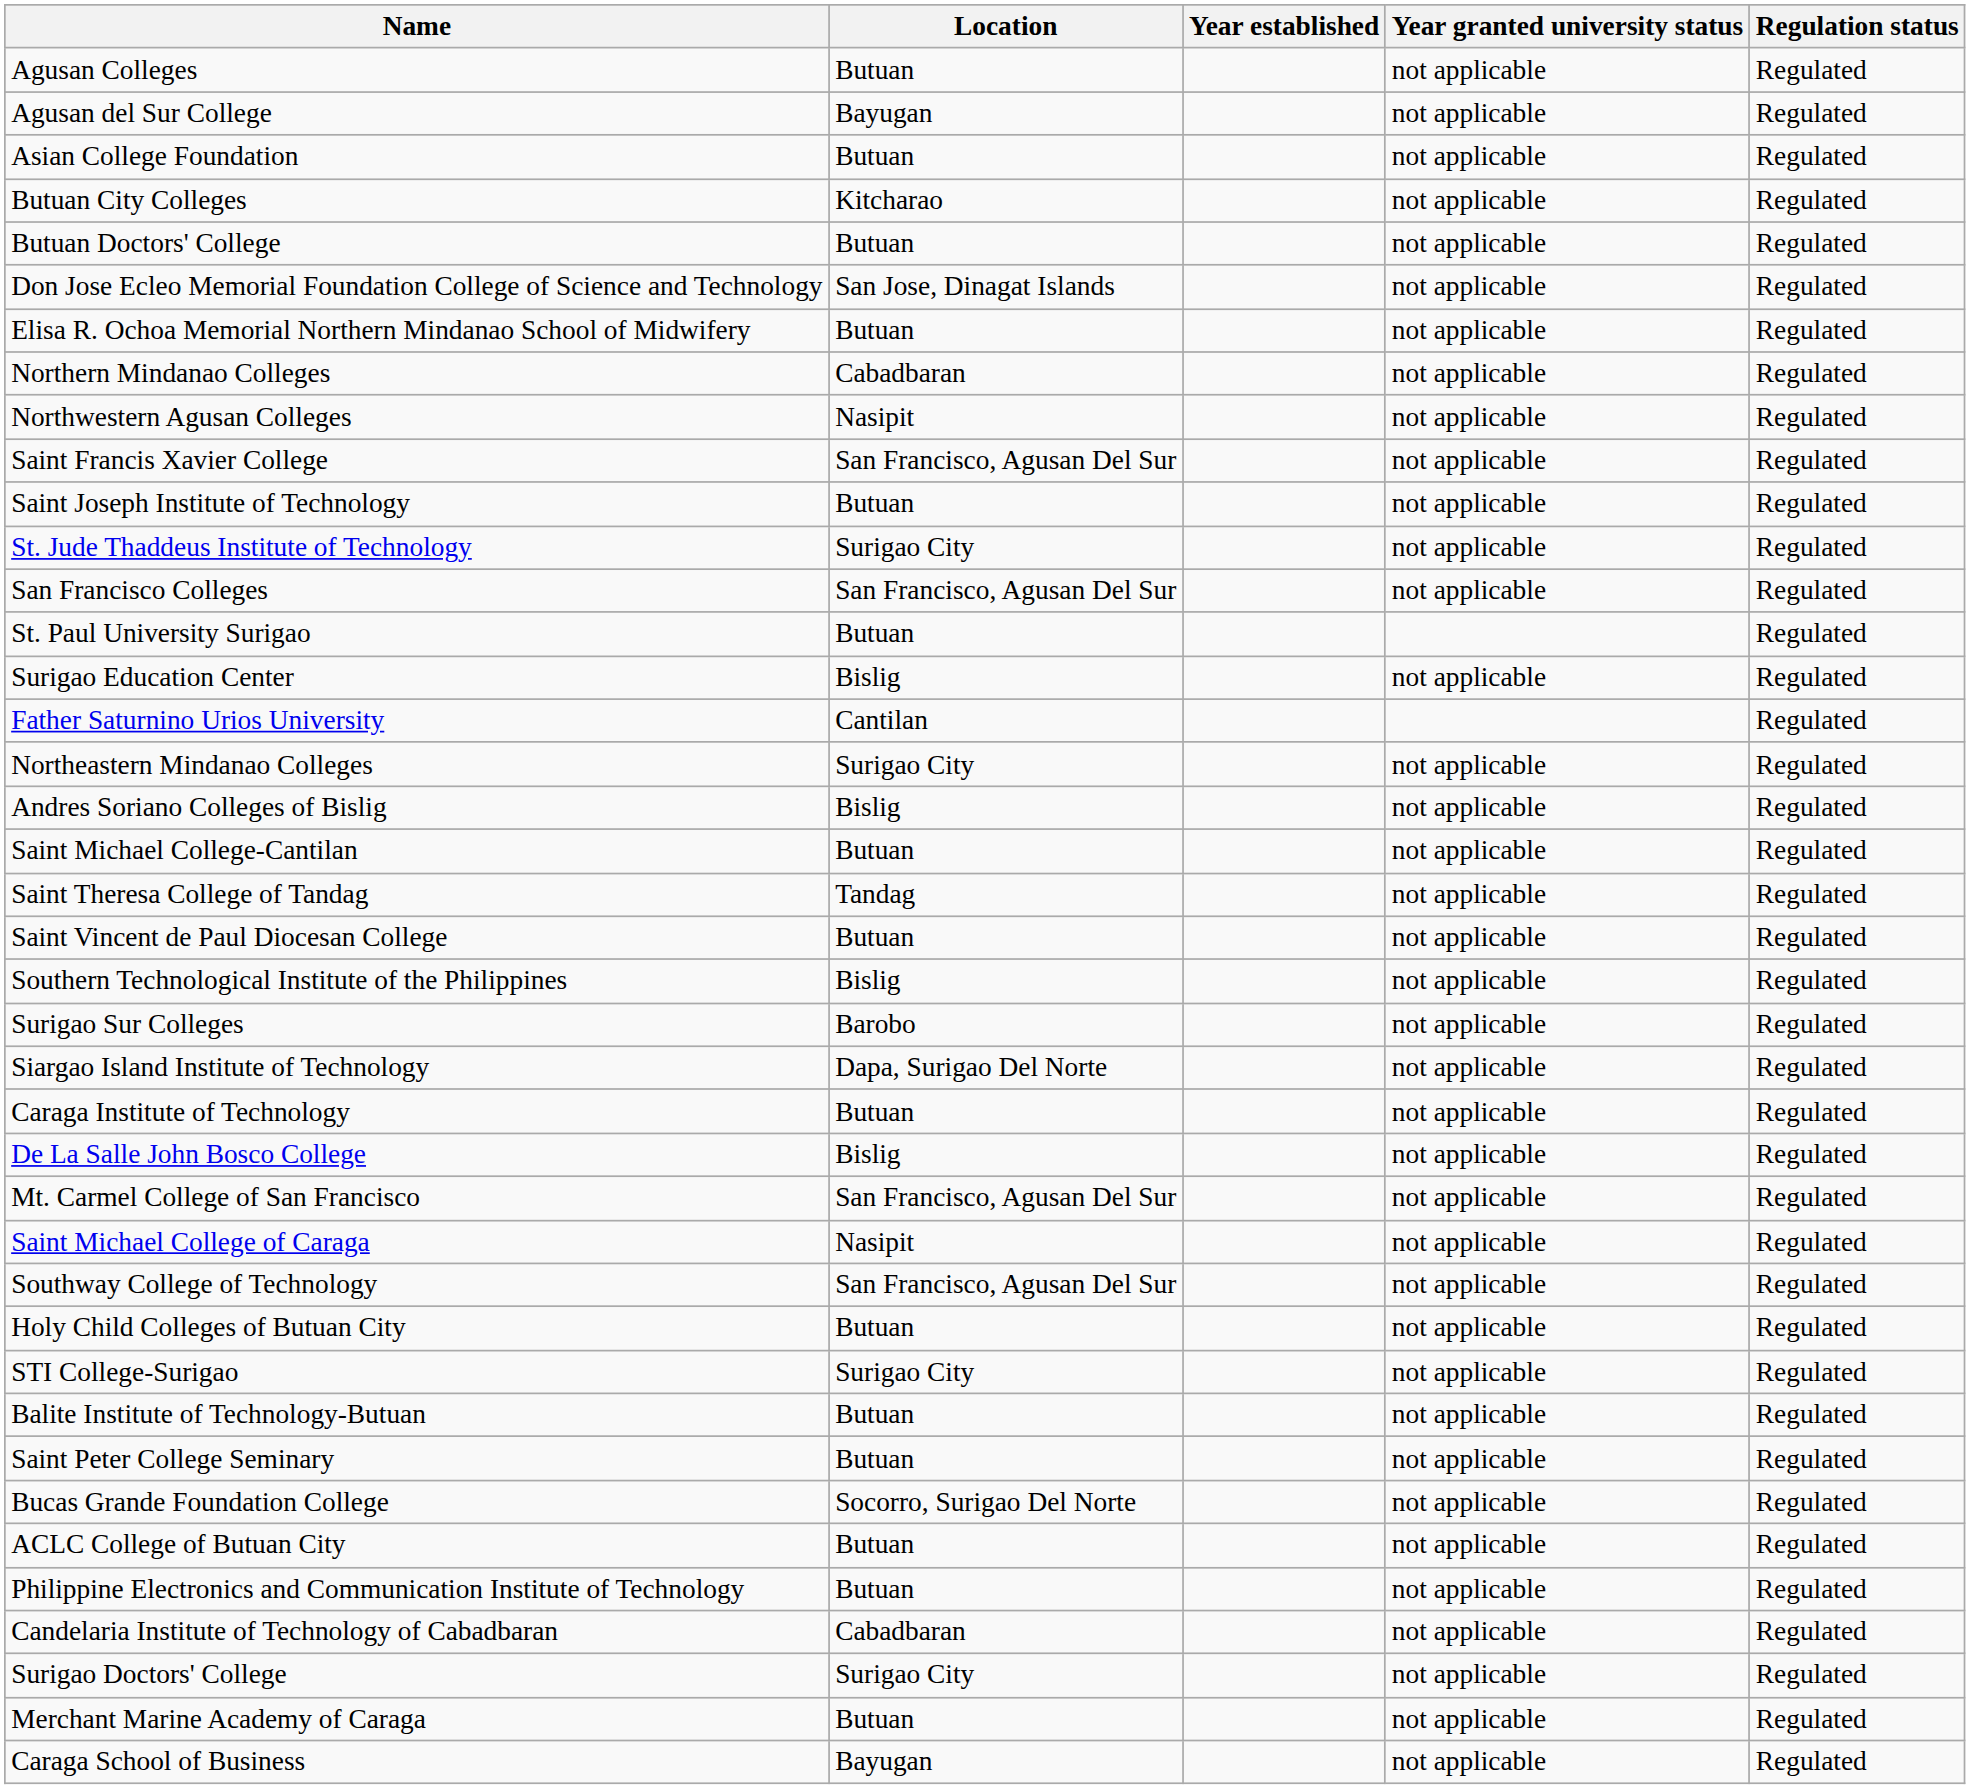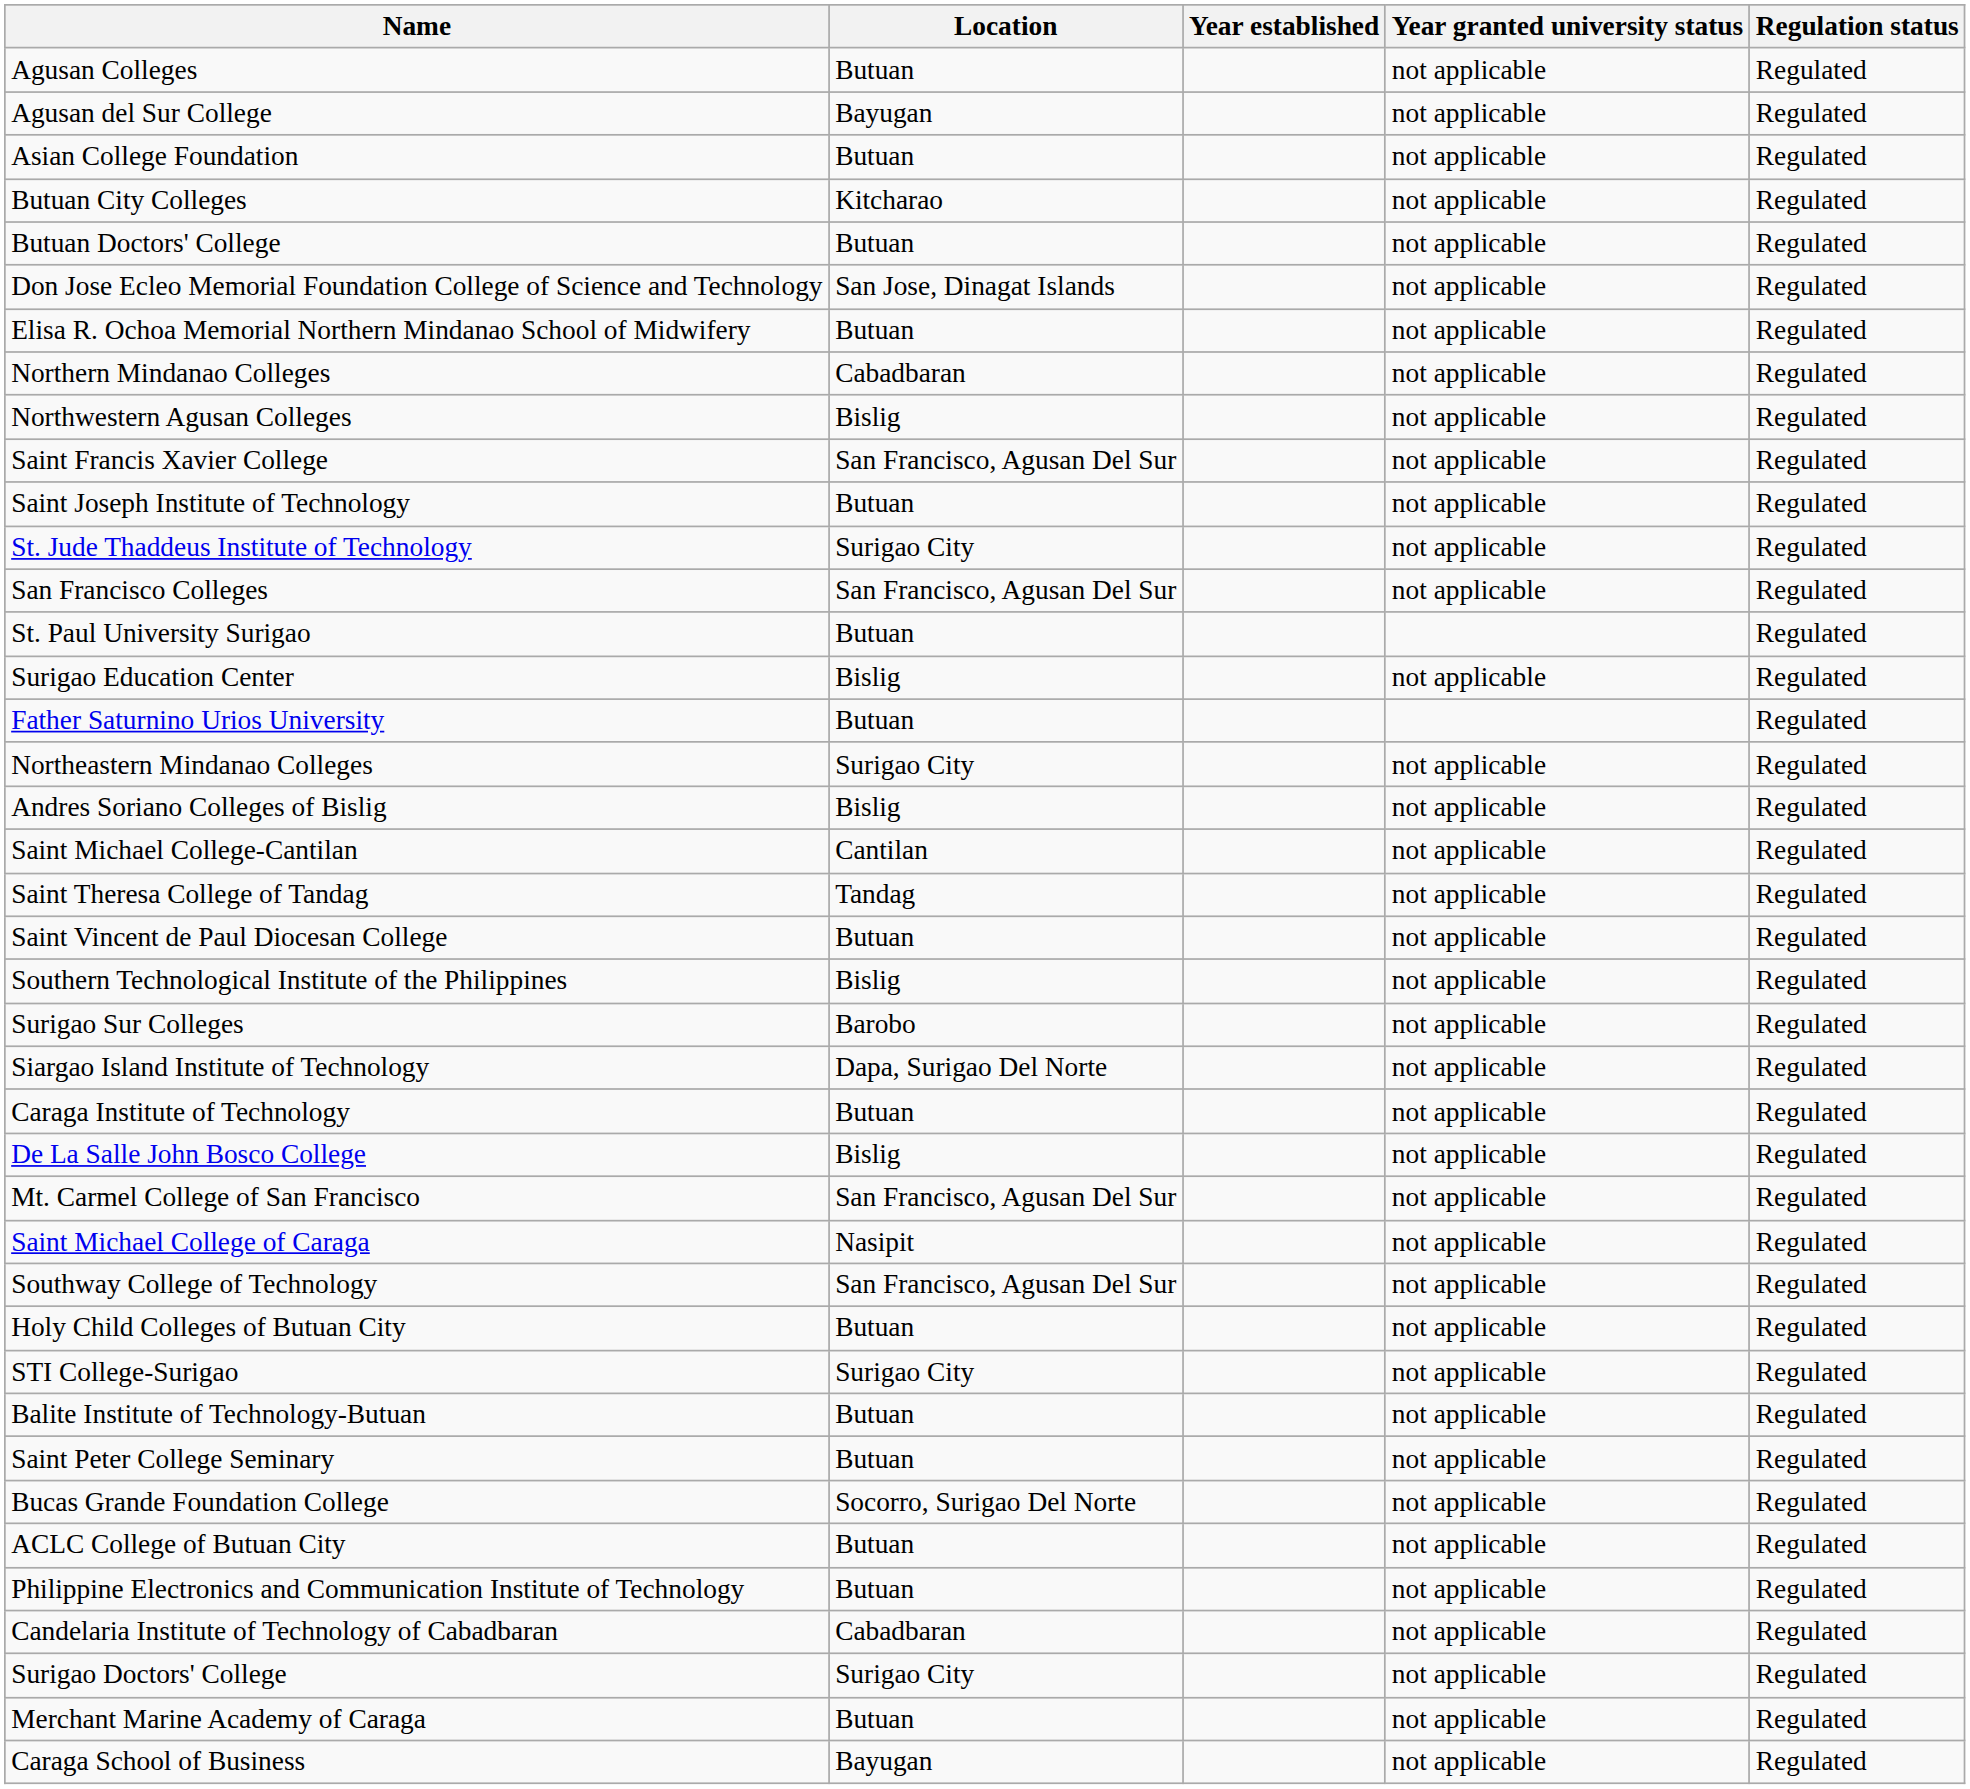(875, 416) Nasipit -> (868, 416) Bislig
(881, 720) Cantilan -> (875, 720) Butuan
(875, 850) Butuan -> (881, 850) Cantilan
